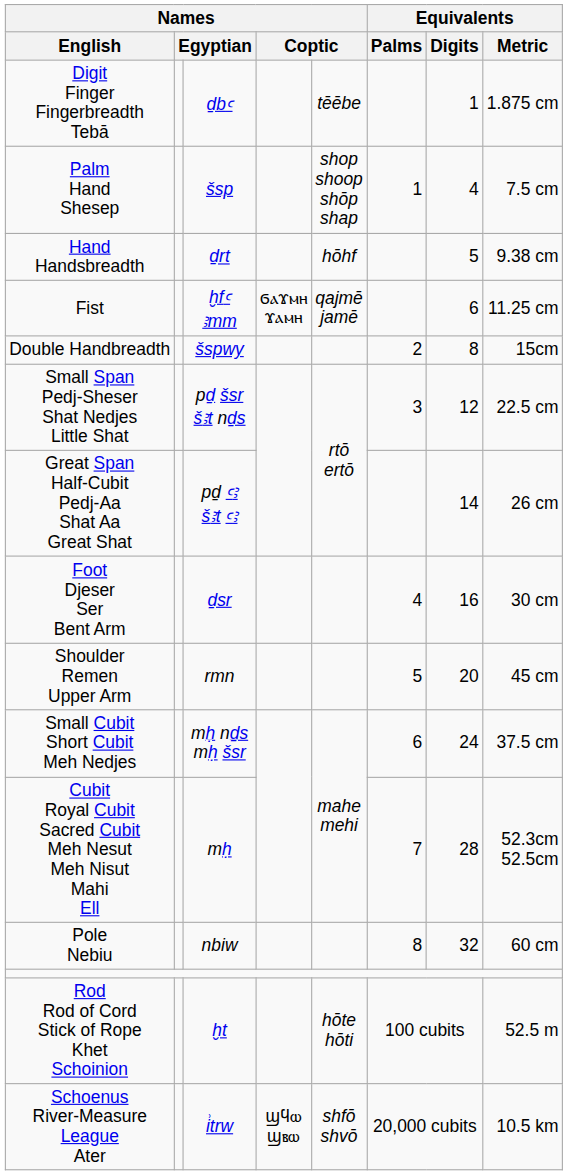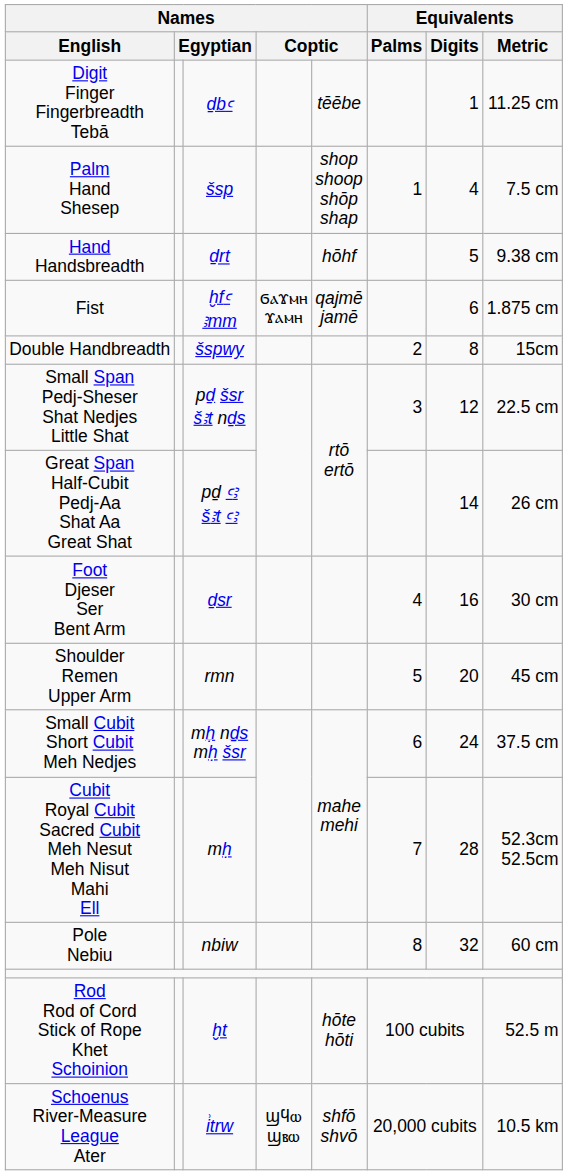(523, 103) 1.875 cm -> (523, 103) 11.25 cm
(523, 308) 11.25 cm -> (523, 308) 1.875 cm
